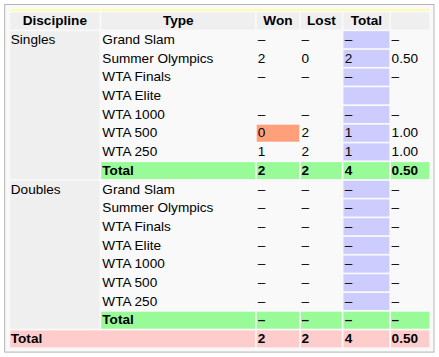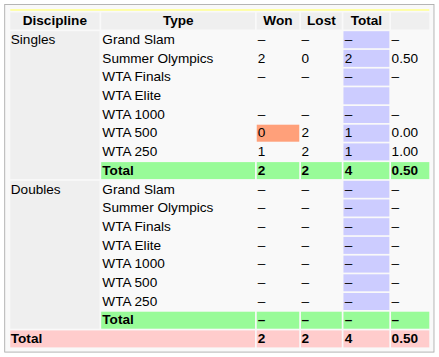(405, 133) 1.00 -> (405, 133) 0.00
